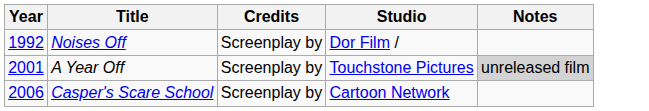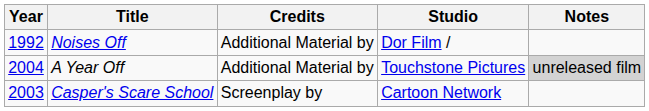(271, 42) Screenplay by -> (297, 42) Additional Material by
(26, 67) 2001 -> (26, 67) 2004
(271, 67) Screenplay by -> (297, 67) Additional Material by
(26, 93) 2006 -> (26, 93) 2003
